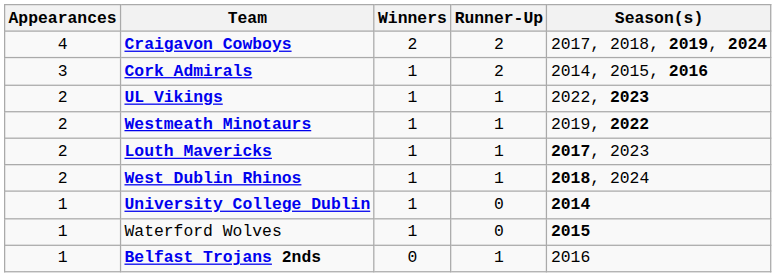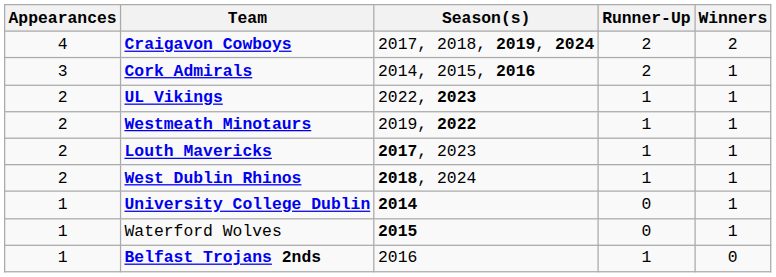columns swapped: (412, 18) <-> (659, 18)
